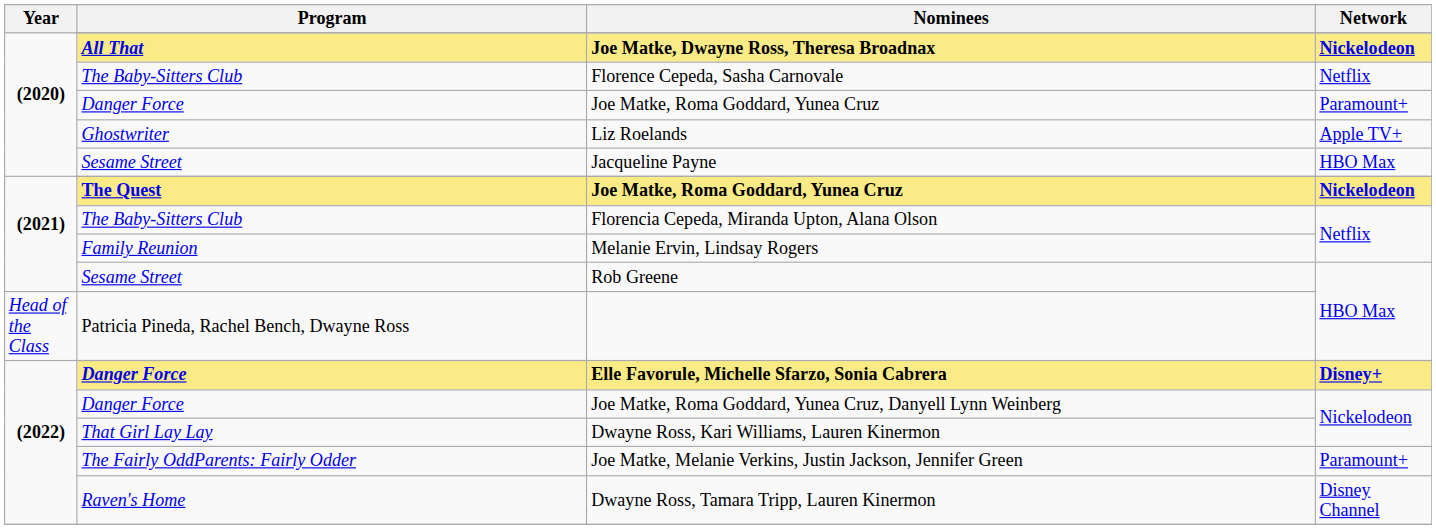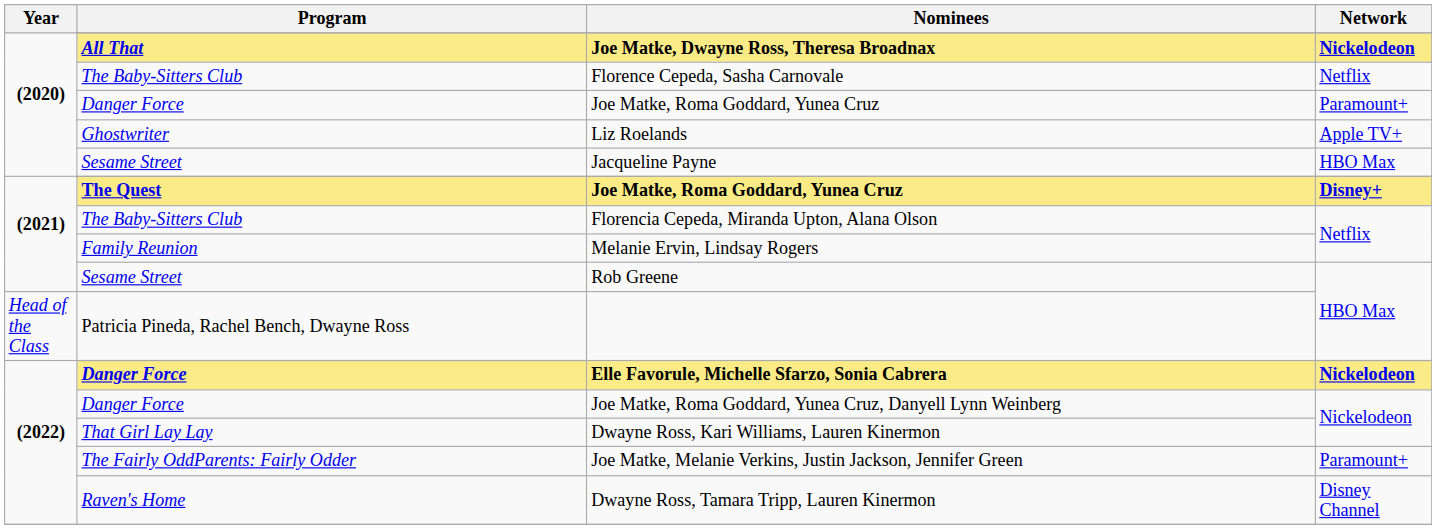(1367, 190) Nickelodeon -> (1351, 190) Disney+
(1351, 374) Disney+ -> (1367, 374) Nickelodeon
